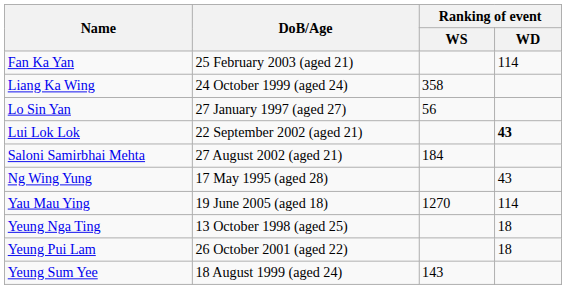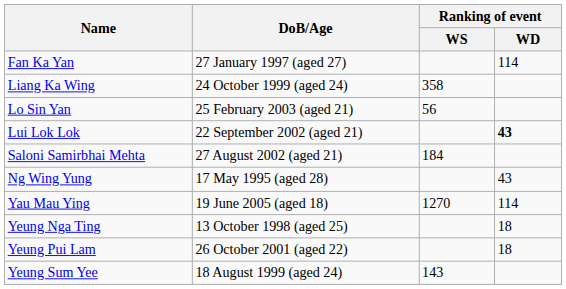(274, 62) 25 February 2003 (aged 21) -> (271, 62) 27 January 1997 (aged 27)
(271, 109) 27 January 1997 (aged 27) -> (274, 109) 25 February 2003 (aged 21)
